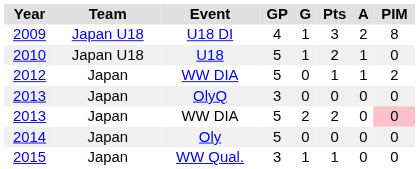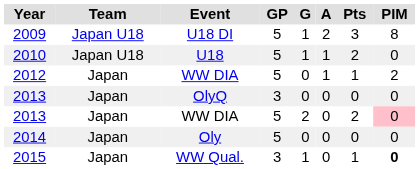columns swapped: (363, 14) <-> (335, 14)
(277, 34) 4 -> (277, 34) 5
(394, 157) normal -> (394, 157) bold
